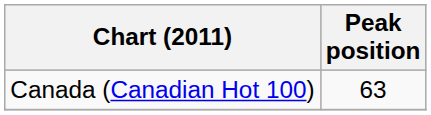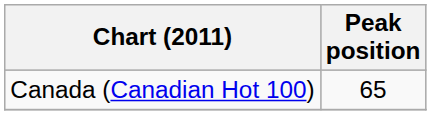(373, 89) 63 -> (373, 89) 65
